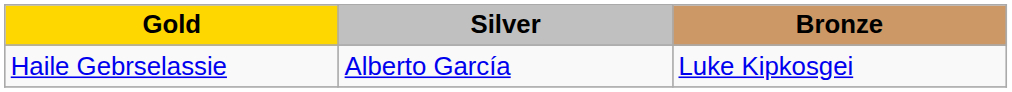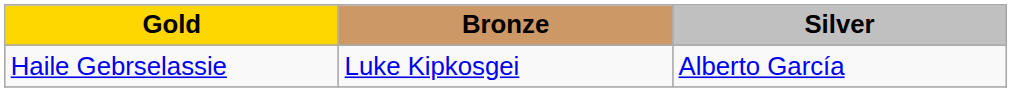columns swapped: (506, 24) <-> (839, 24)
